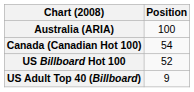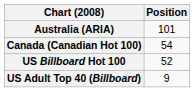(167, 29) 100 -> (167, 29) 101
